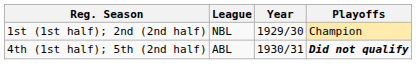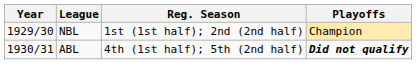columns swapped: (280, 13) <-> (107, 13)
